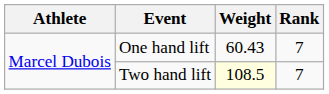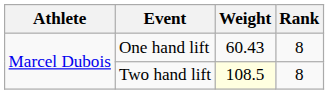(299, 47) 7 -> (299, 47) 8
(299, 75) 7 -> (299, 75) 8
